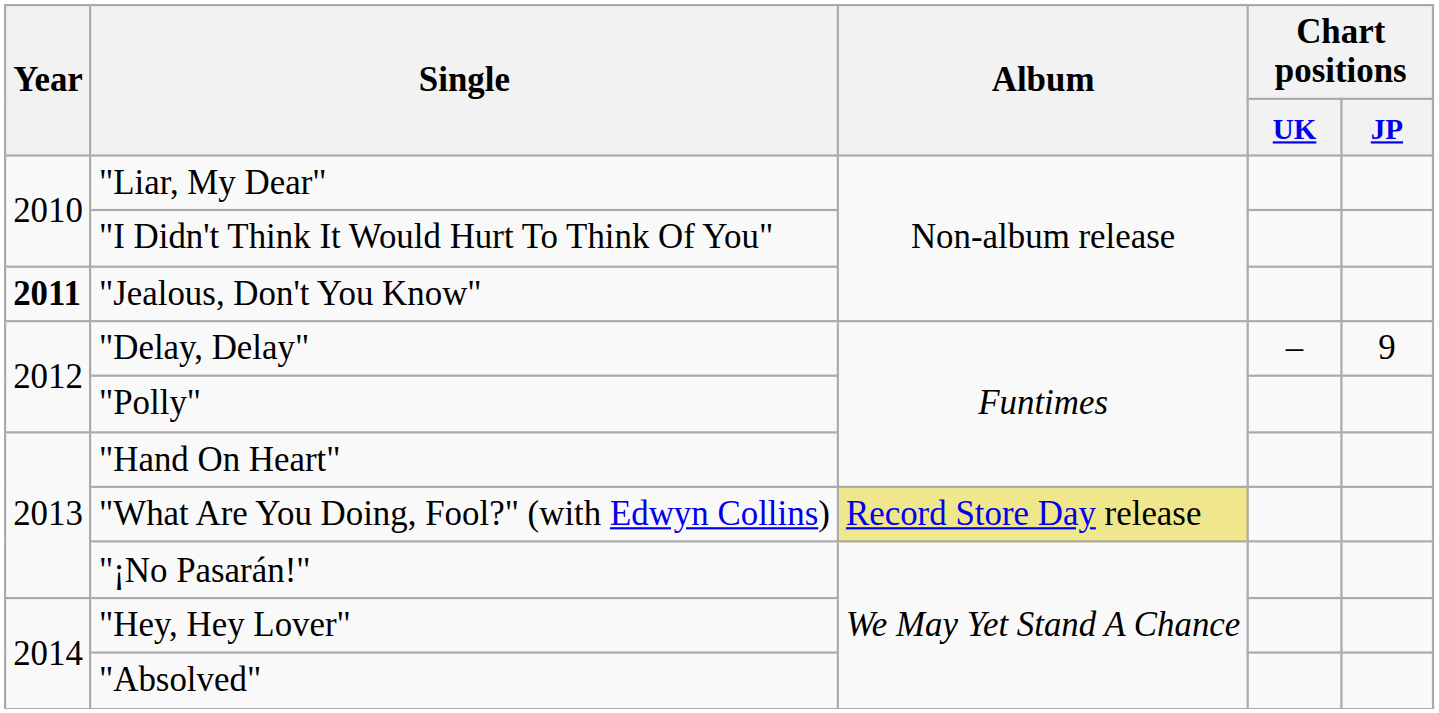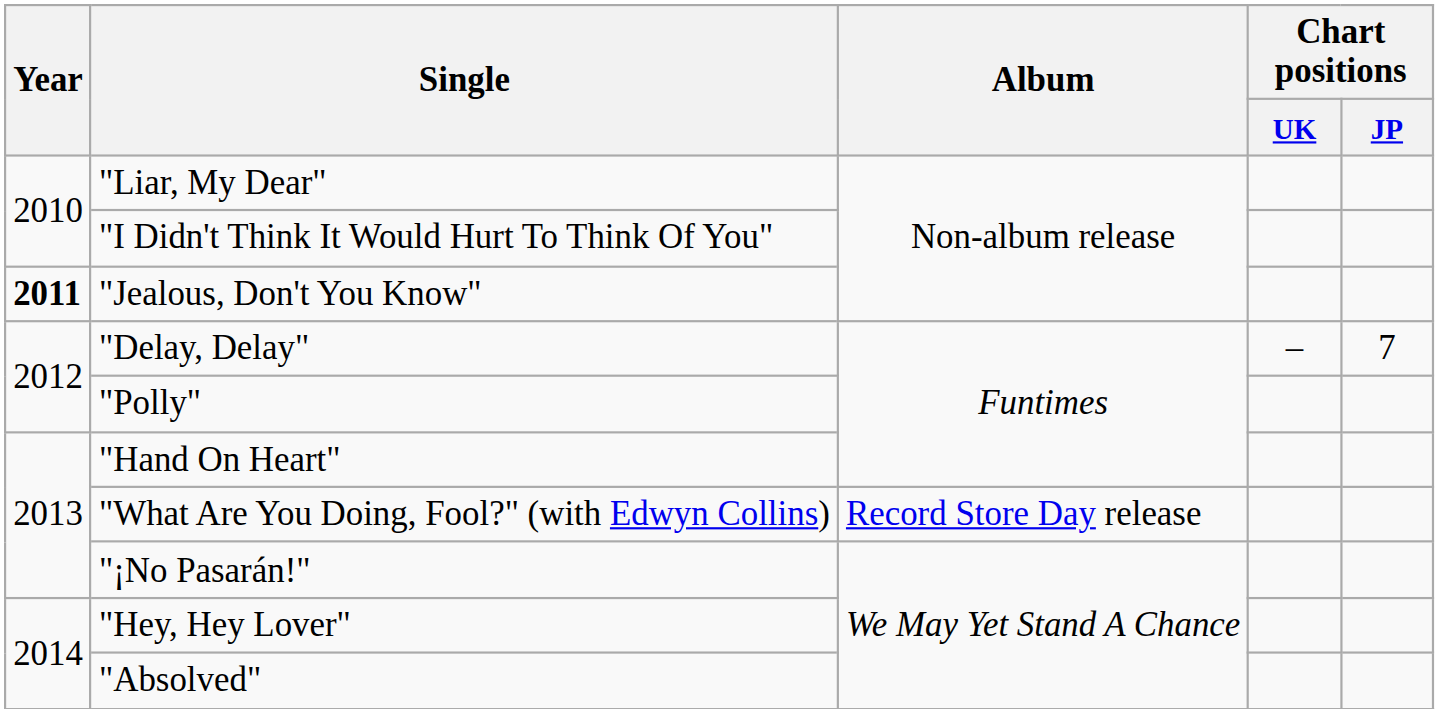(1387, 347) 9 -> (1387, 347) 7
(1024, 513) khaki background -> (1024, 513) no background
